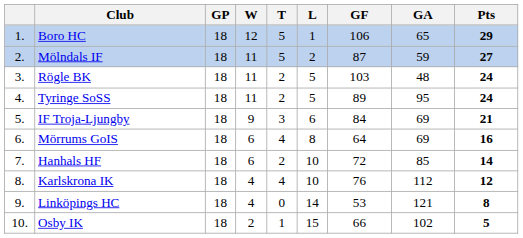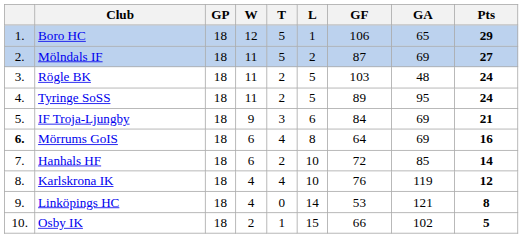(423, 56) 59 -> (423, 56) 69
(20, 139) normal -> (20, 139) bold
(423, 181) 112 -> (423, 181) 119
